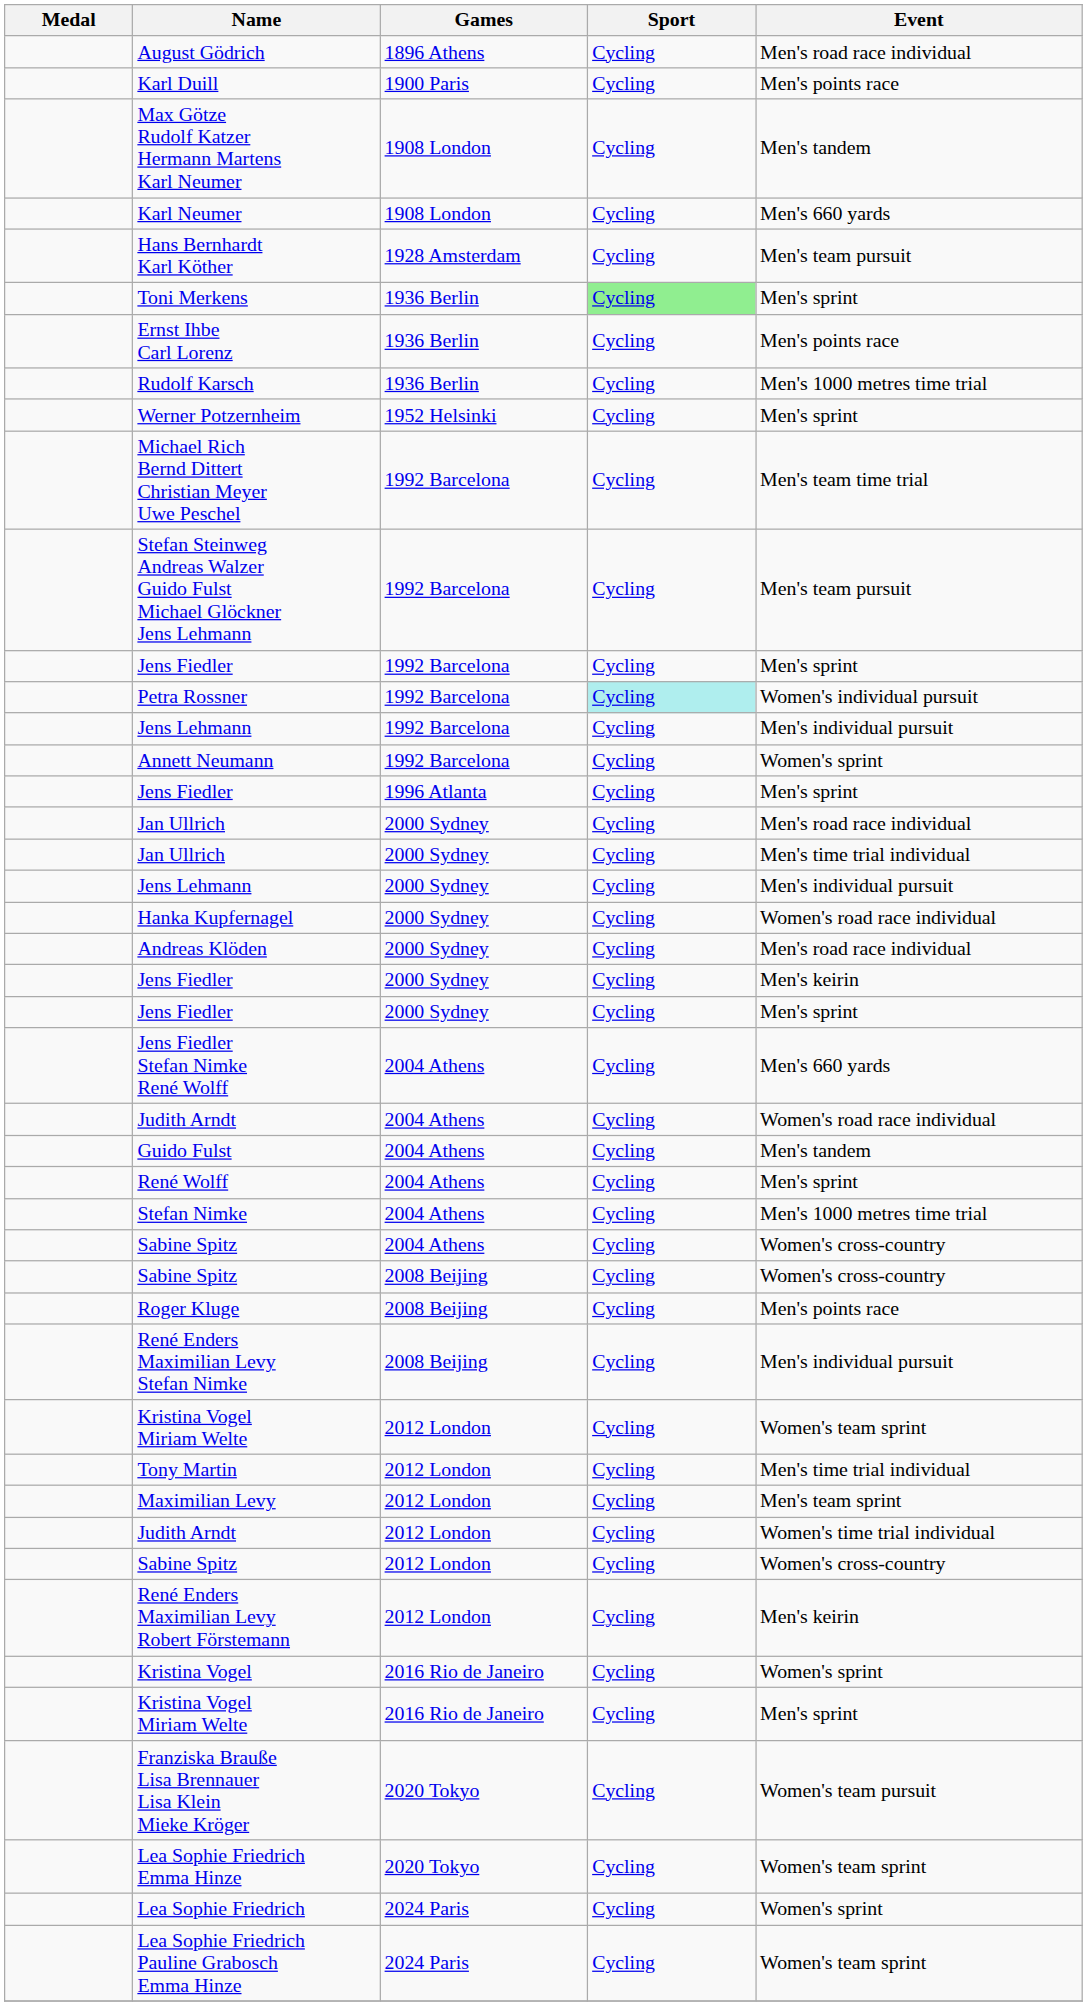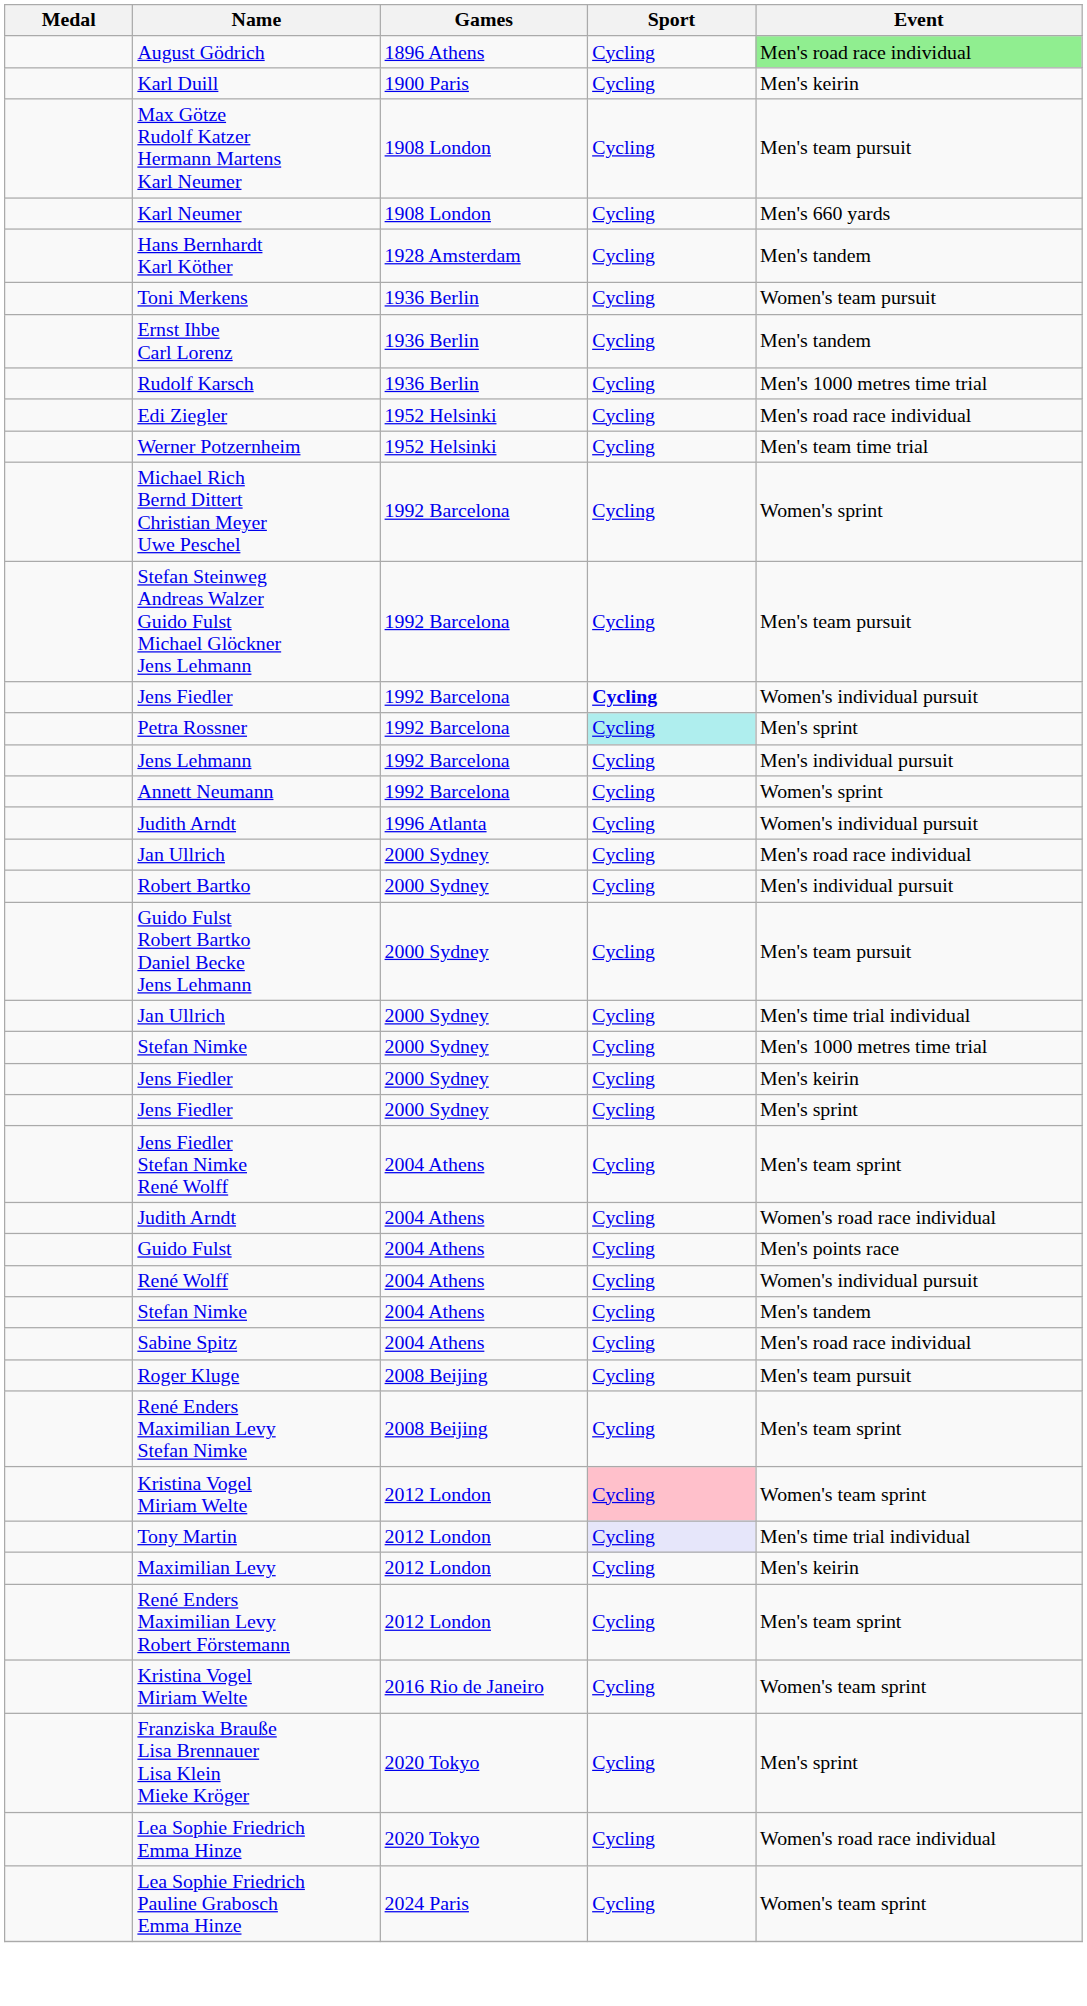(866, 51) no background -> (866, 51) lightgreen background
(830, 83) Men's points race -> (809, 83) Men's keirin
(816, 148) Men's tandem -> (836, 148) Men's team pursuit
(836, 255) Men's team pursuit -> (816, 255) Men's tandem
(624, 298) lightgreen background -> (624, 298) no background
(809, 298) Men's sprint -> (848, 298) Women's team pursuit
(830, 340) Men's points race -> (816, 340) Men's tandem
+ row: (182, 415)
(809, 415) Men's sprint -> (844, 446) Men's team time trial
(844, 479) Men's team time trial -> (821, 511) Women's sprint
(624, 665) normal -> (625, 697) bold
(809, 665) Men's sprint -> (869, 697) Women's individual pursuit
(869, 697) Women's individual pursuit -> (809, 728) Men's sprint
- row: (185, 791)
+ row: (187, 822)
+ row: (194, 885)
+ row: (194, 950)
- row: (194, 885)
+ row: (192, 1047)
- row: (215, 917)
- row: (202, 948)
(825, 1065) Men's 660 yards -> (831, 1163) Men's team sprint
(816, 1150) Men's tandem -> (830, 1249) Men's points race
(809, 1182) Men's sprint -> (869, 1280) Women's individual pursuit
(874, 1213) Men's 1000 metres time trial -> (816, 1312) Men's tandem
(853, 1245) Women's cross-country -> (866, 1343) Men's road race individual
- row: (187, 1276)
(830, 1308) Men's points race -> (836, 1375) Men's team pursuit
(857, 1361) Men's individual pursuit -> (831, 1428) Men's team sprint
(624, 1426) no background -> (624, 1493) pink background
(624, 1469) no background -> (624, 1536) lavender background
(831, 1500) Men's team sprint -> (809, 1567) Men's keirin
- row: (187, 1532)
- row: (187, 1563)
(809, 1617) Men's keirin -> (831, 1621) Men's team sprint
- row: (195, 1671)
(809, 1714) Men's sprint -> (843, 1686) Women's team sprint
(848, 1790) Women's team pursuit -> (809, 1762) Men's sprint
(843, 1866) Women's team sprint -> (878, 1838) Women's road race individual
- row: (221, 1908)
